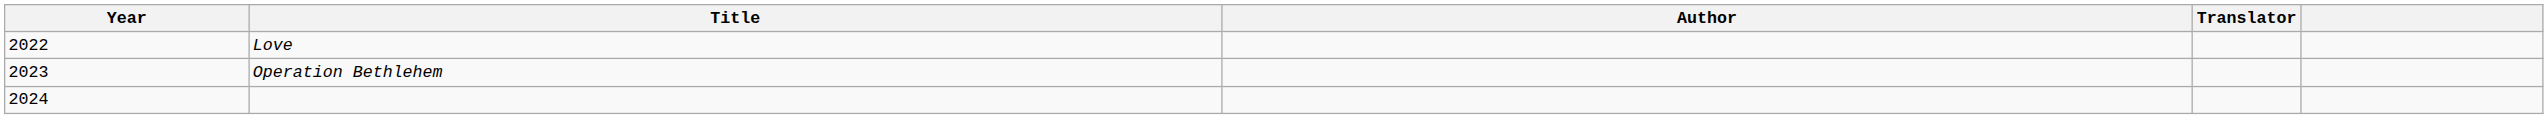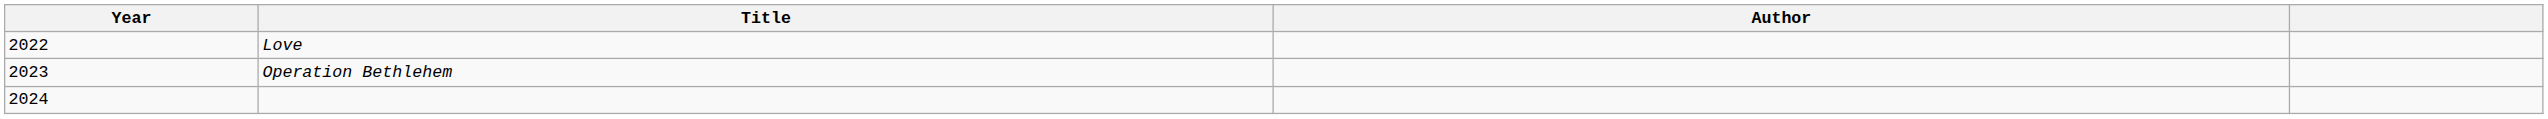- column: (2247, 18)
